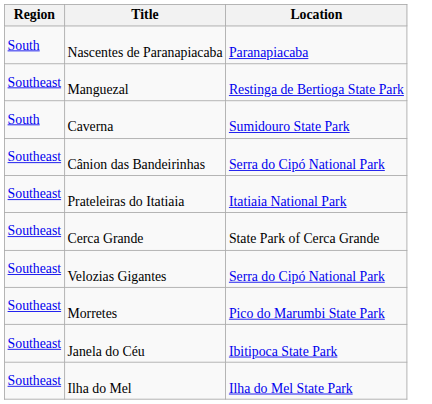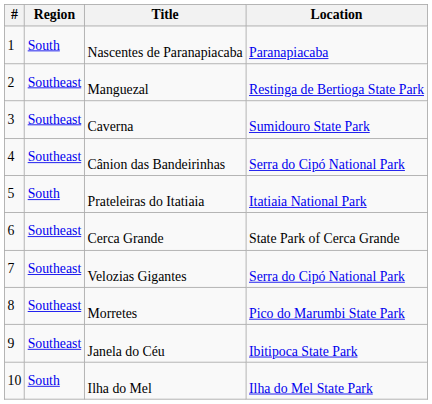+ column: (14, 15)
(24, 119) South -> (54, 119) Southeast
(34, 194) Southeast -> (44, 194) South
(34, 380) Southeast -> (44, 380) South
